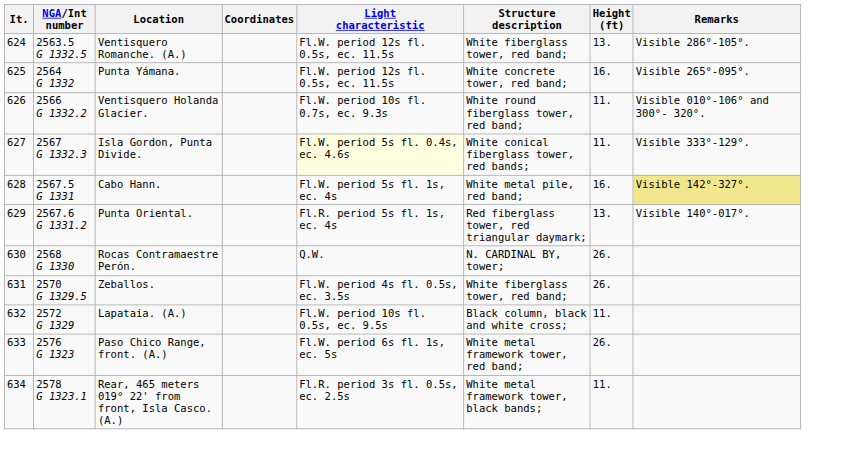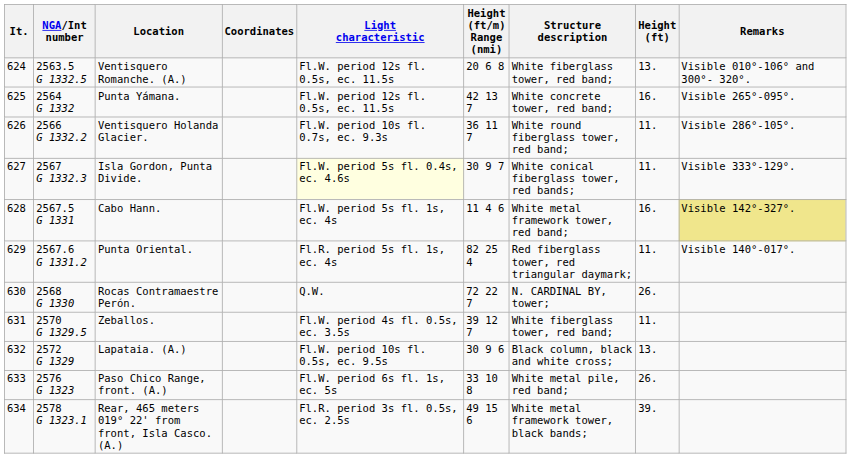+ column: (486, 31)
(693, 42) Visible 286°-105°. -> (748, 73) Visible 010°-106° and 300°- 320°.
(702, 107) Visible 010°-106° and 300°- 320°. -> (738, 125) Visible 286°-105°.
(520, 190) White metal pile, red band; -> (562, 220) White metal framework tower, red band;
(602, 213) 13. -> (648, 250) 11.
(602, 284) 26. -> (648, 320) 11.
(602, 313) 11. -> (648, 350) 13.
(517, 355) White metal framework tower, red band; -> (566, 385) White metal pile, red band;
(602, 384) 11. -> (648, 408) 39.
